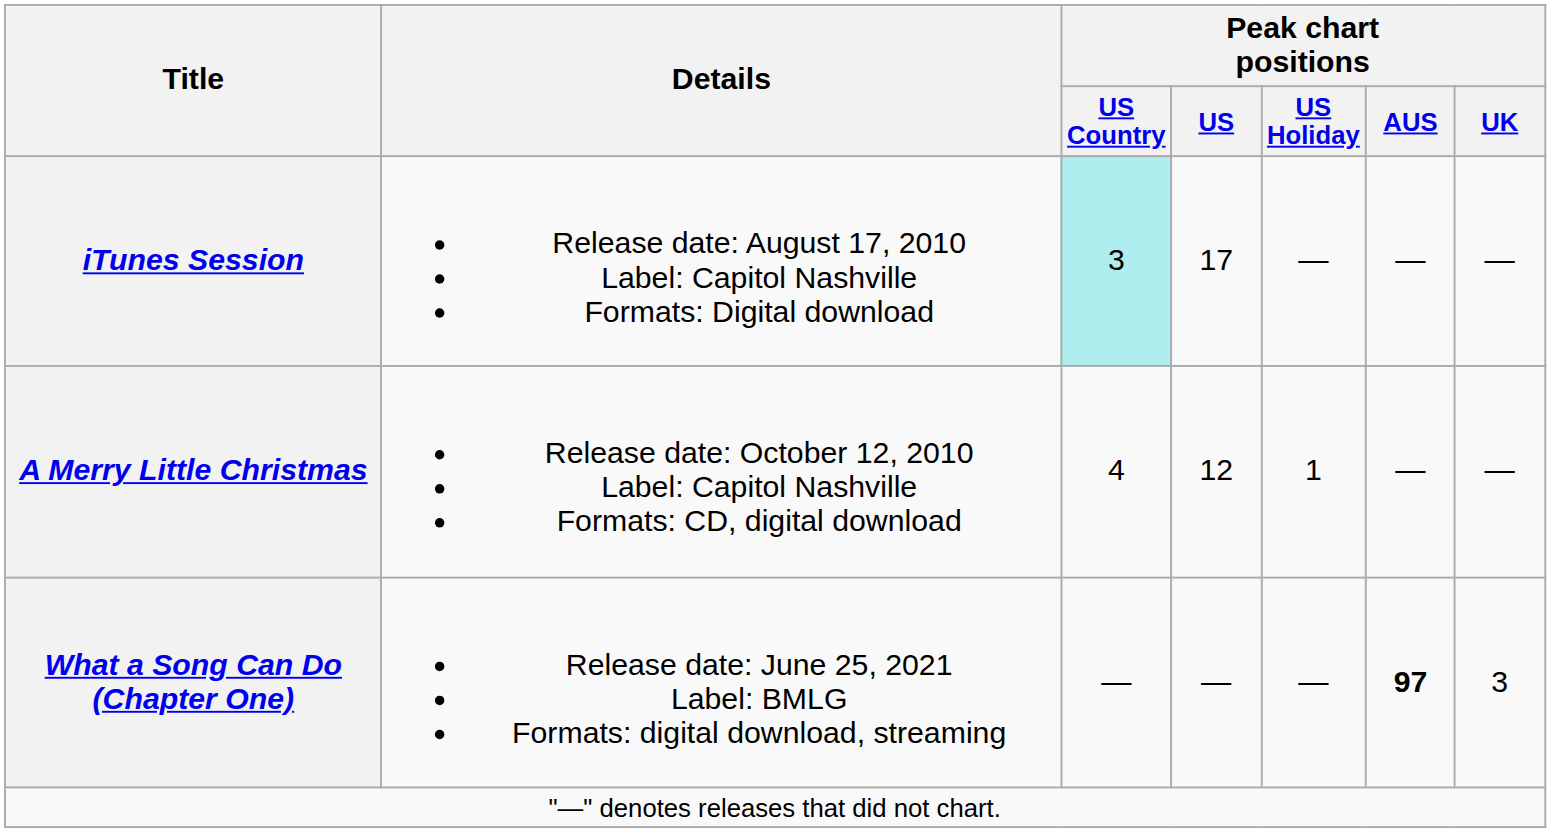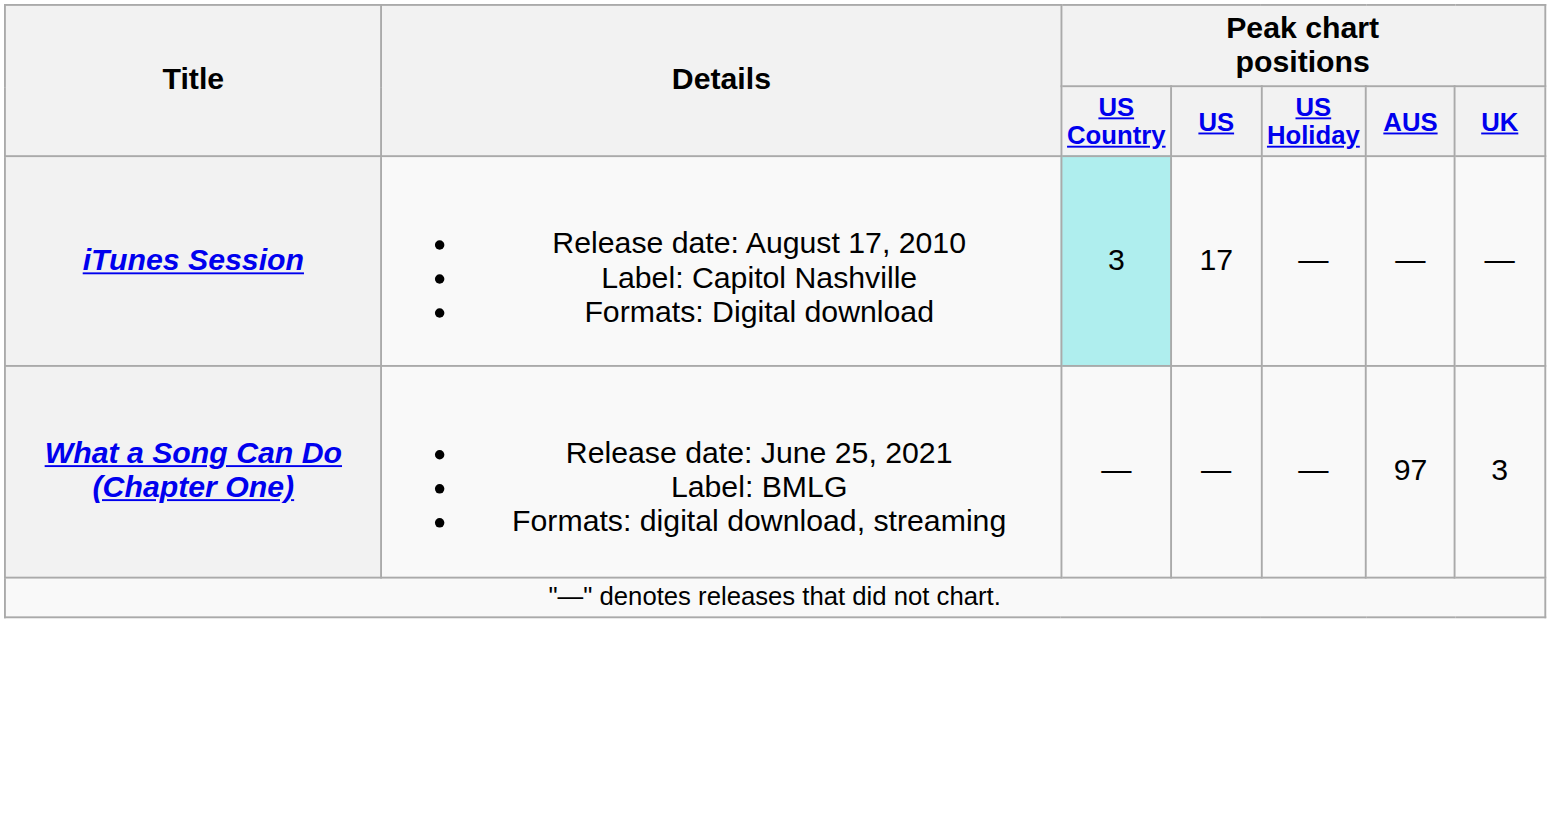- row: (193, 471)
(1410, 681) bold -> (1410, 471) normal
